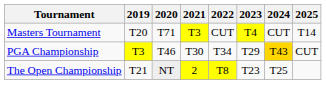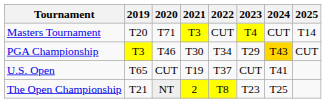+ row: (31, 70)
